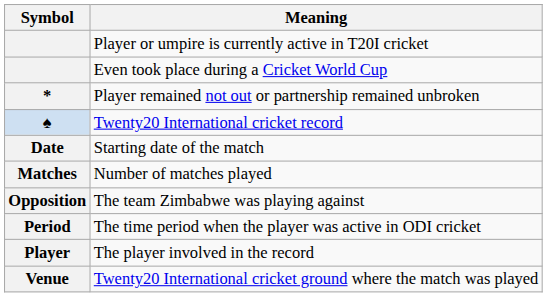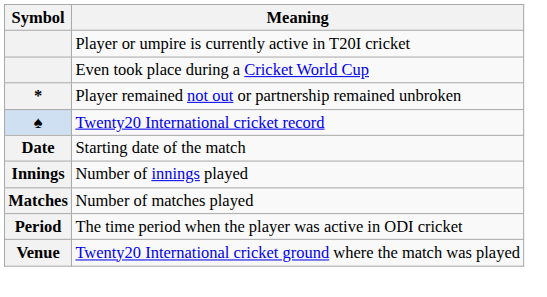+ row: (162, 174)
- row: (229, 200)
- row: (204, 252)
